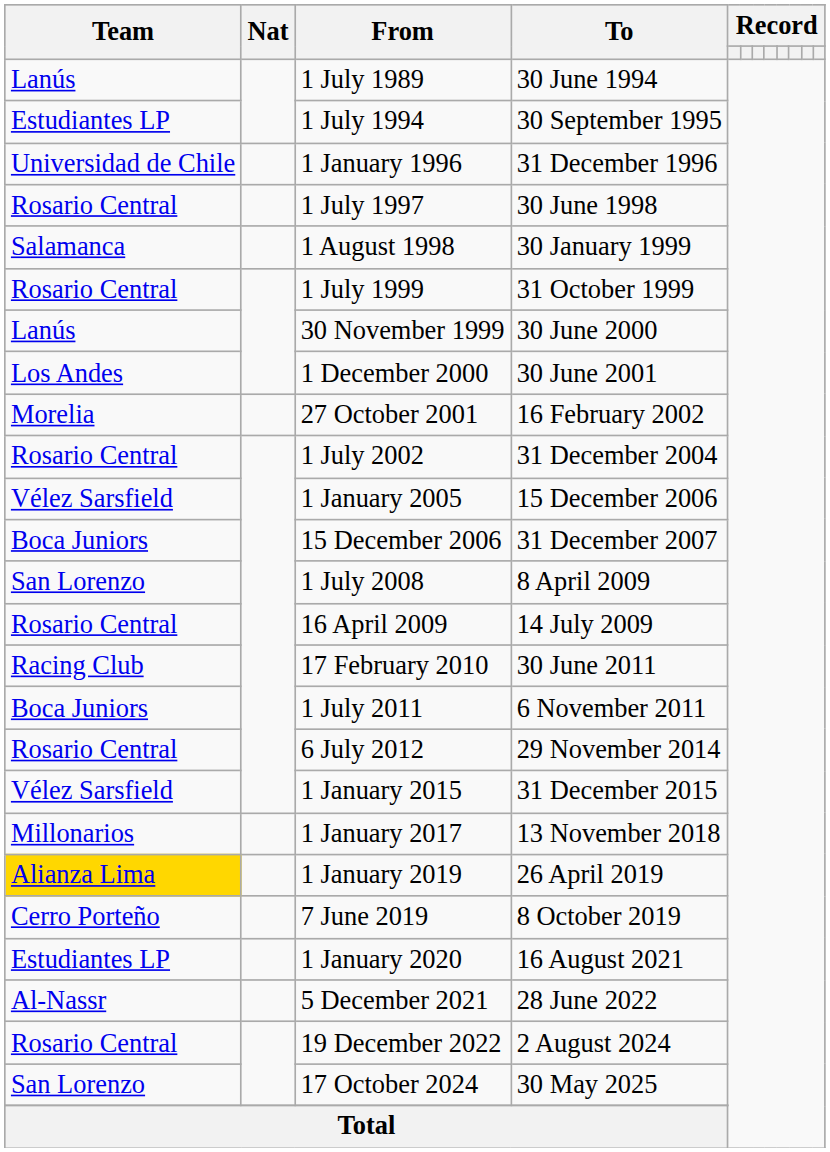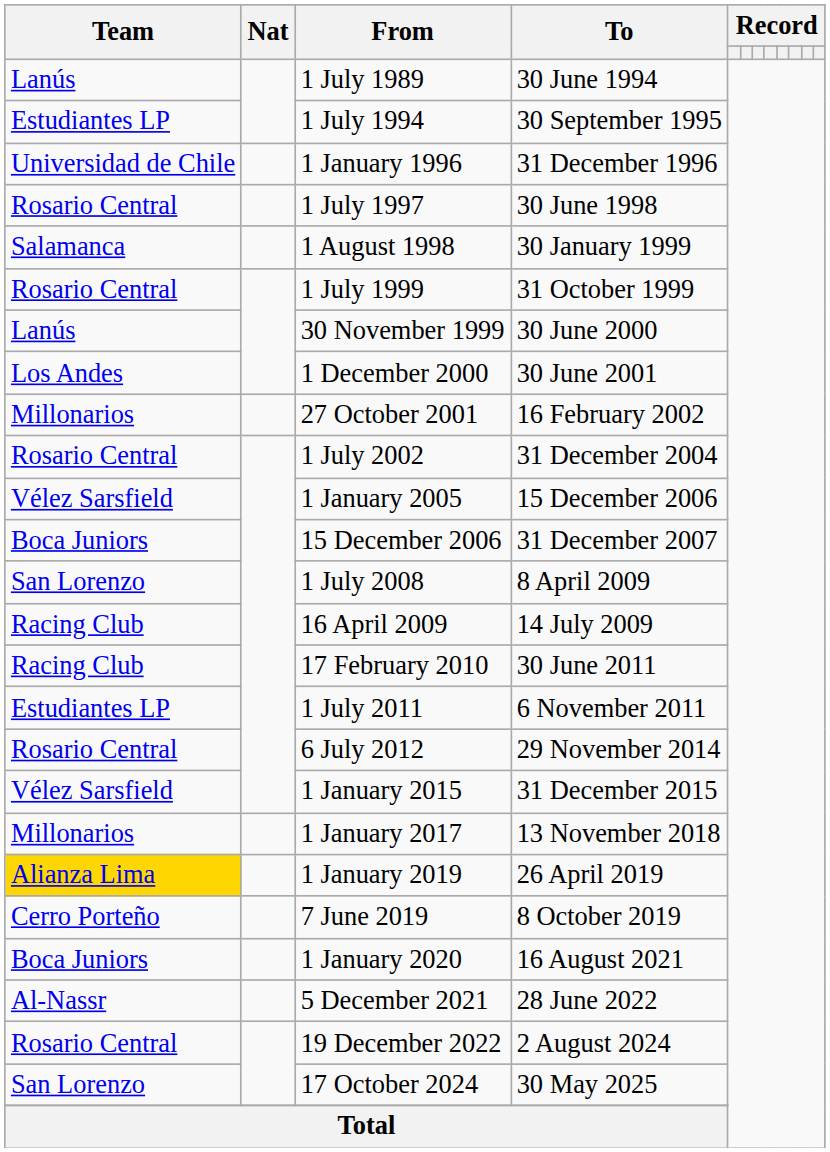(53, 414) Morelia -> (73, 414) Millonarios
(94, 623) Rosario Central -> (77, 623) Racing Club
(79, 707) Boca Juniors -> (90, 707) Estudiantes LP
(90, 958) Estudiantes LP -> (79, 958) Boca Juniors
